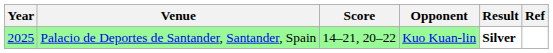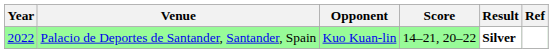columns swapped: (439, 15) <-> (359, 15)
(21, 37) 2025 -> (21, 37) 2022
